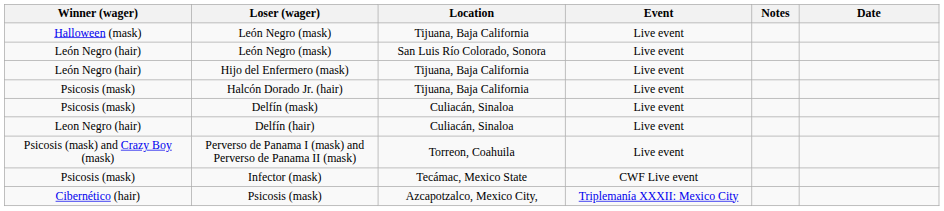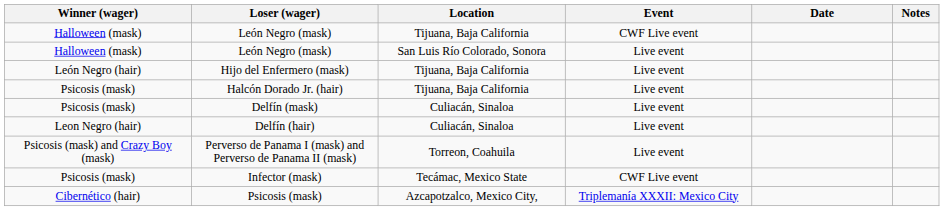columns swapped: (869, 13) <-> (775, 13)
(659, 32) Live event -> (659, 32) CWF Live event
(98, 51) León Negro (hair) -> (98, 51) Halloween (mask)
